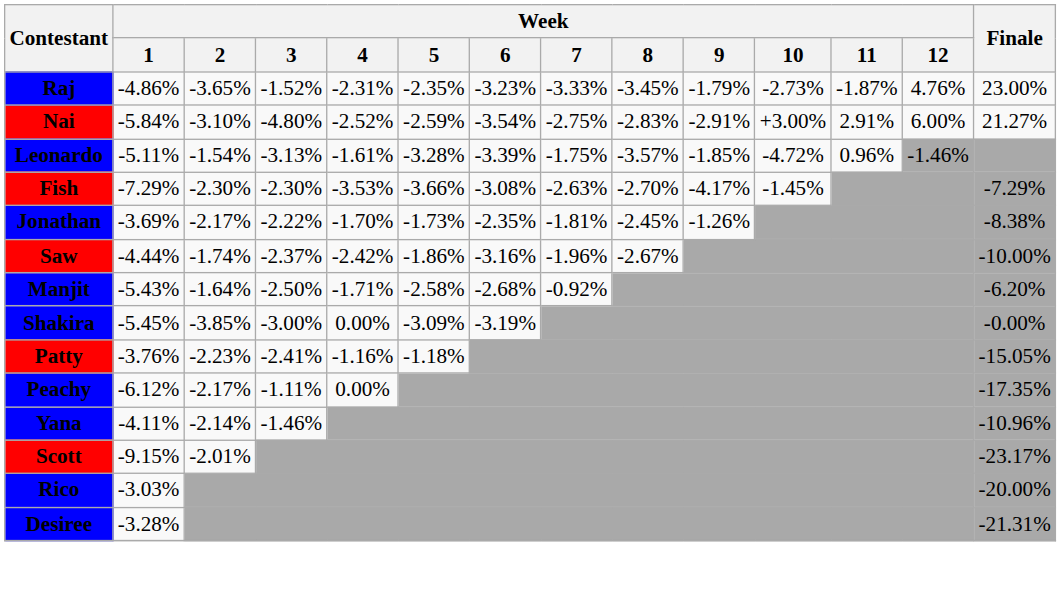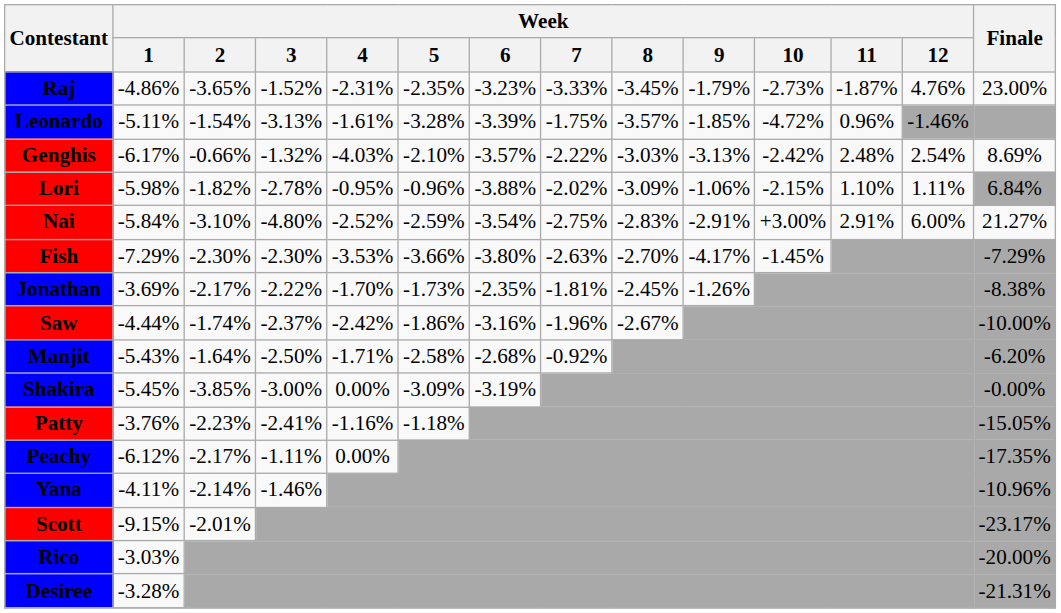rows swapped: (59, 121) <-> (59, 155)
+ row: (59, 155)
+ row: (59, 188)
(505, 188) -3.08% -> (505, 255) -3.80%
